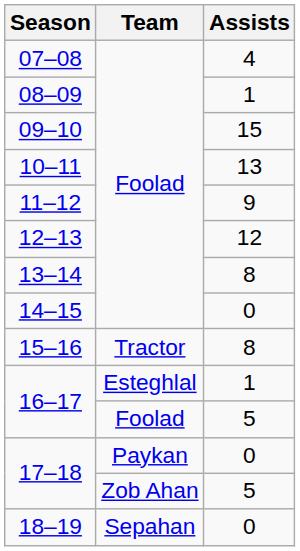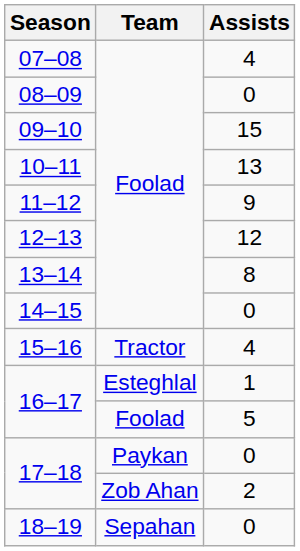(249, 94) 1 -> (249, 94) 0
(249, 346) 8 -> (249, 346) 4
(249, 490) 5 -> (249, 490) 2
